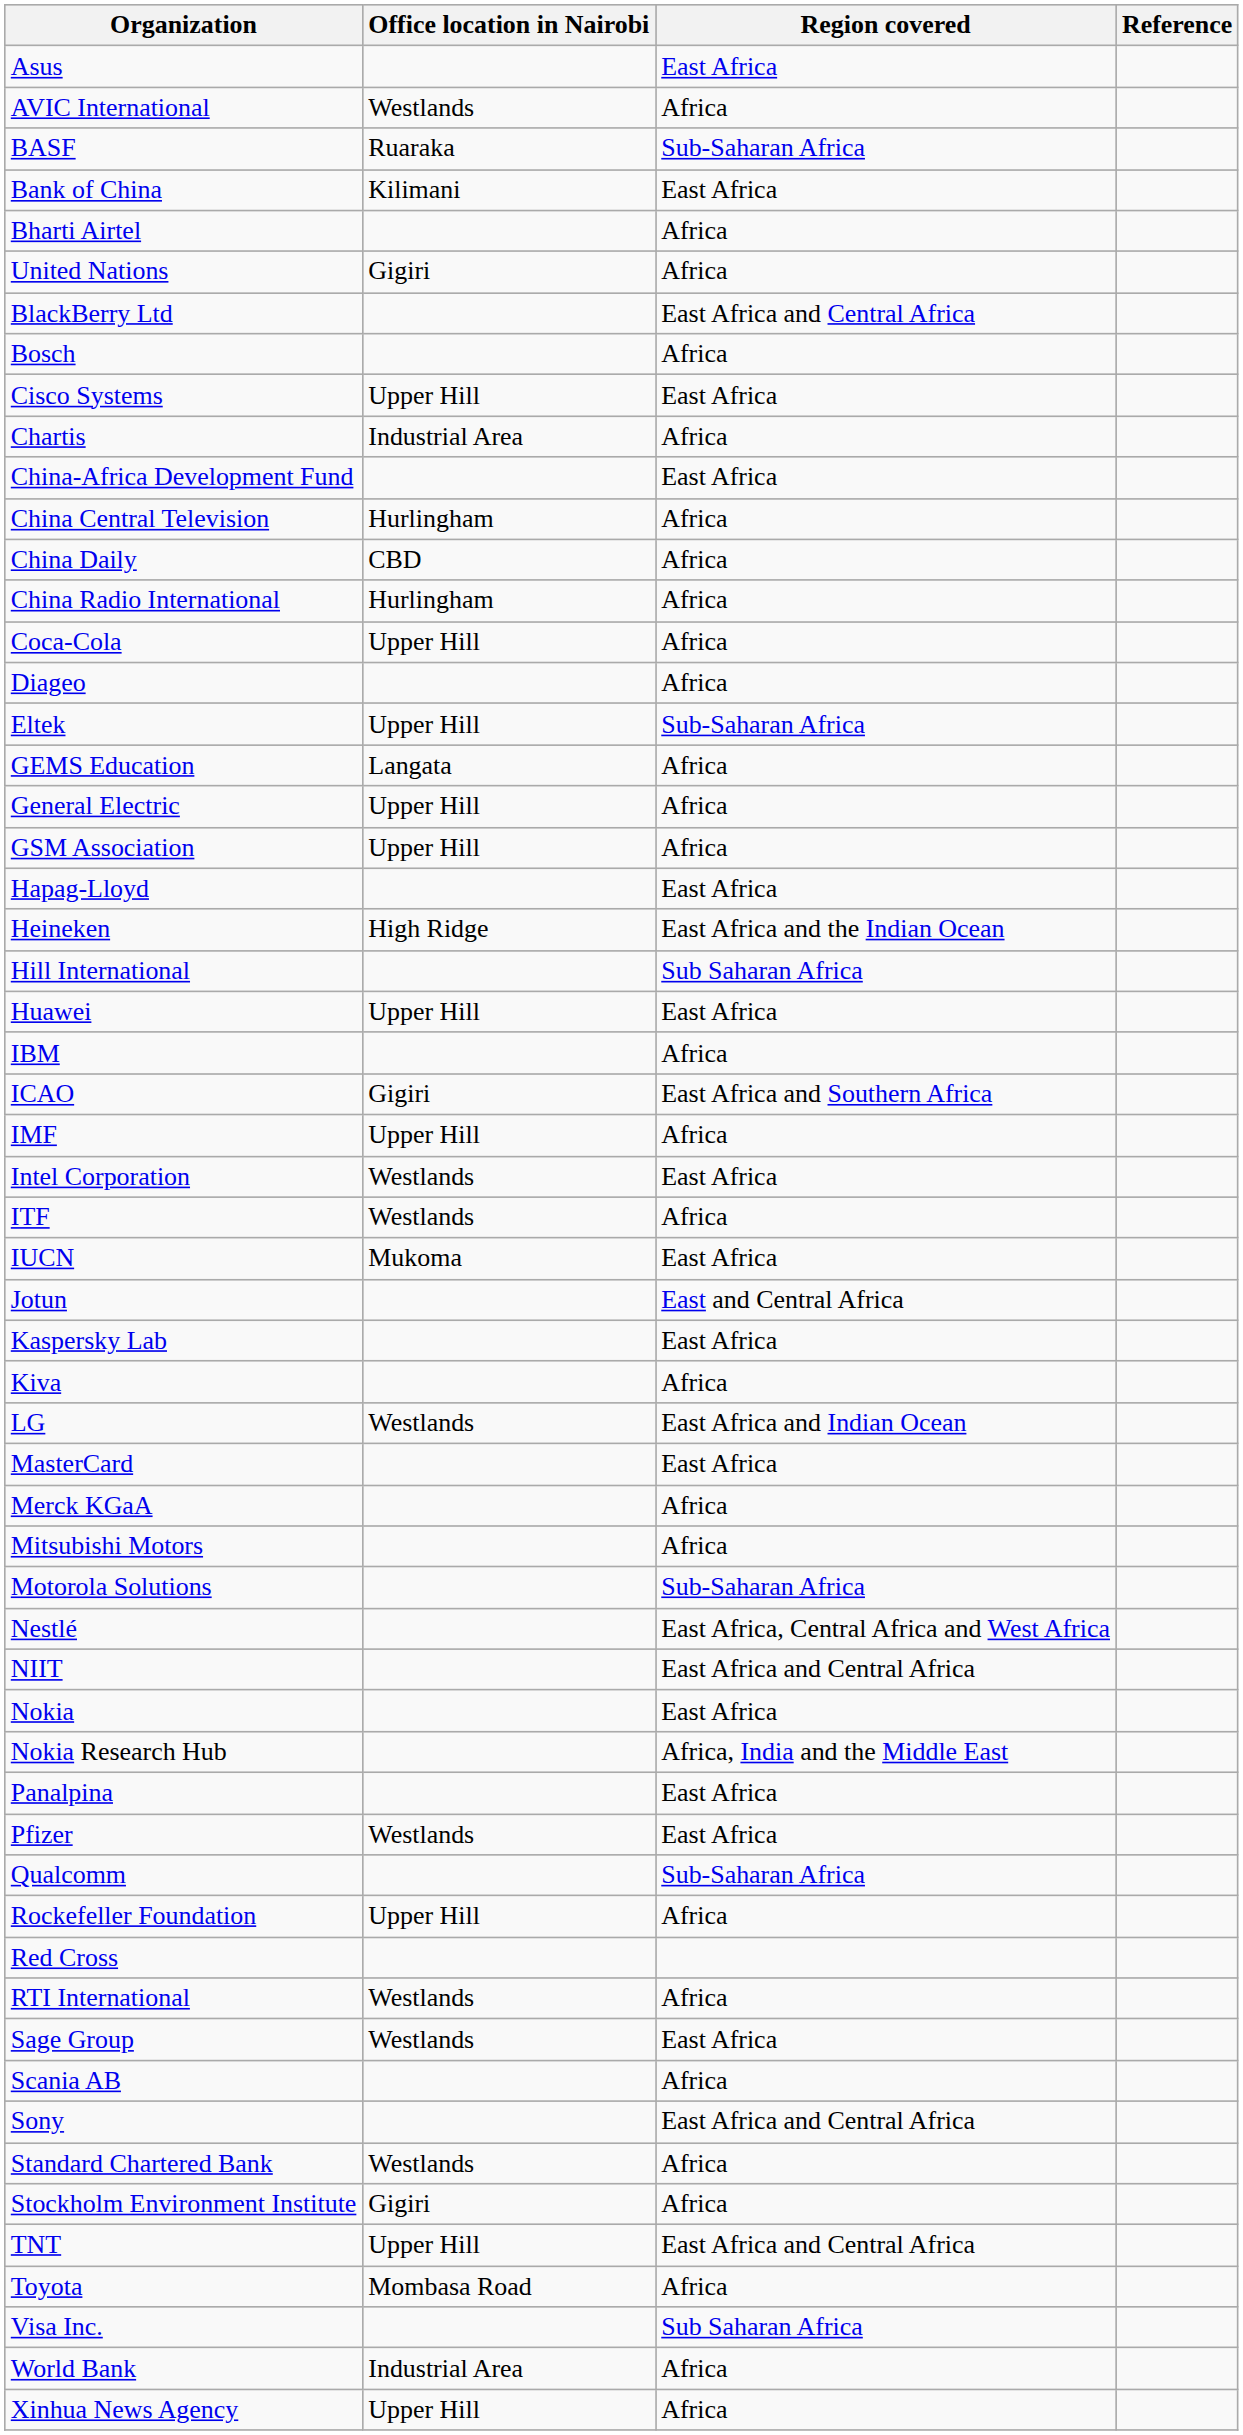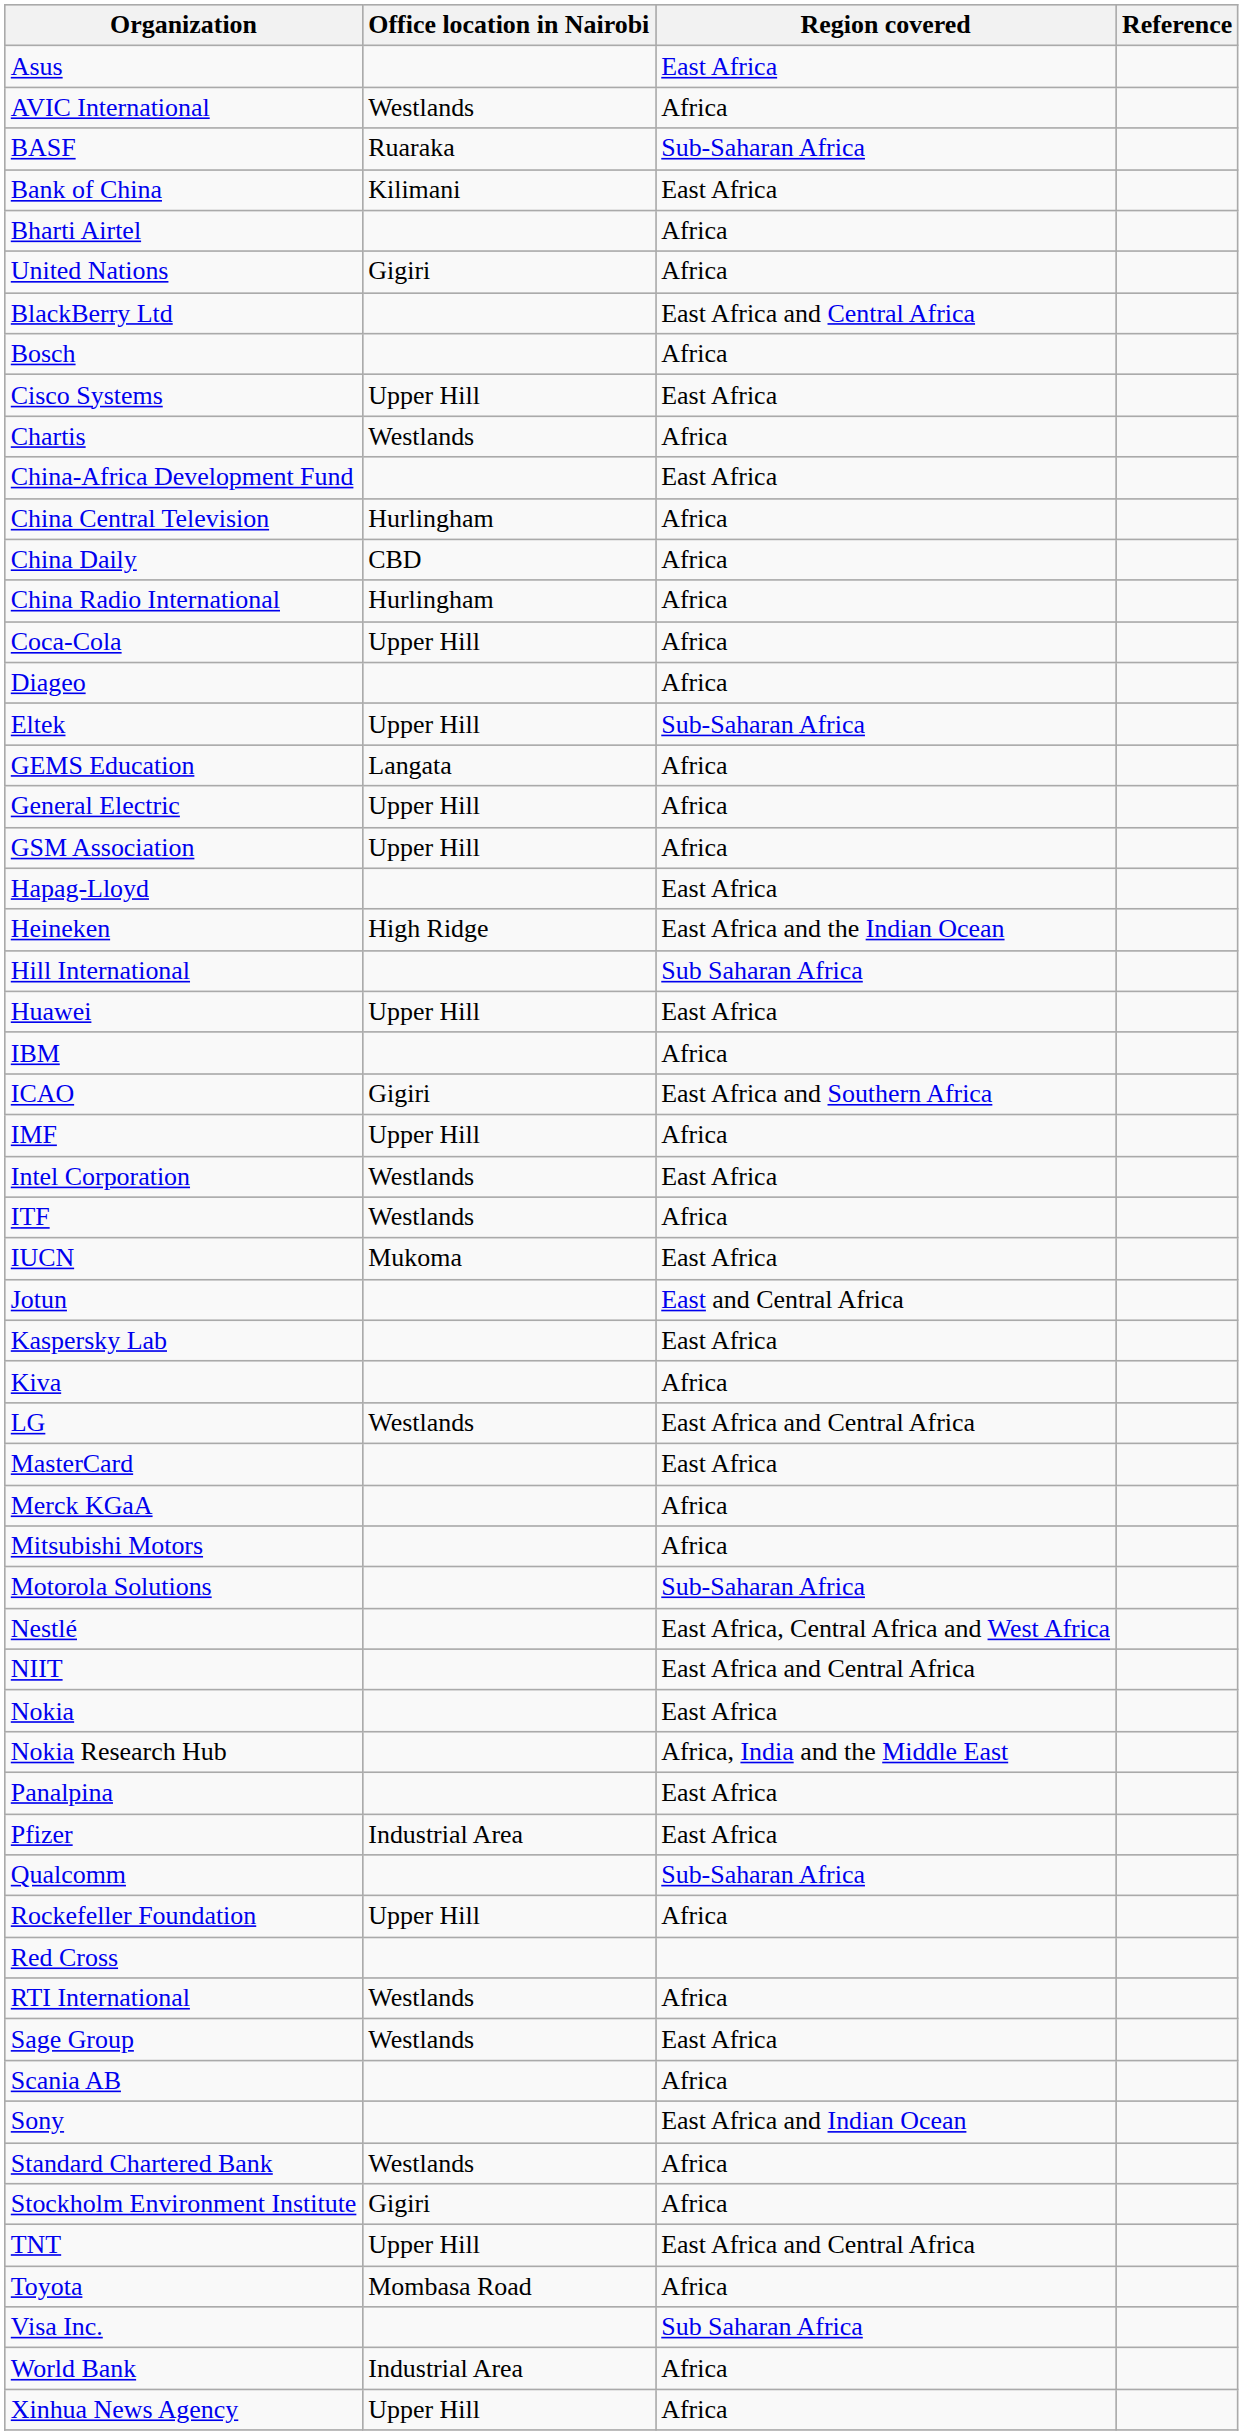(446, 436) Industrial Area -> (421, 436) Westlands
(814, 1422) East Africa and Indian Ocean -> (818, 1422) East Africa and Central Africa
(421, 1833) Westlands -> (446, 1833) Industrial Area
(818, 2121) East Africa and Central Africa -> (814, 2121) East Africa and Indian Ocean
